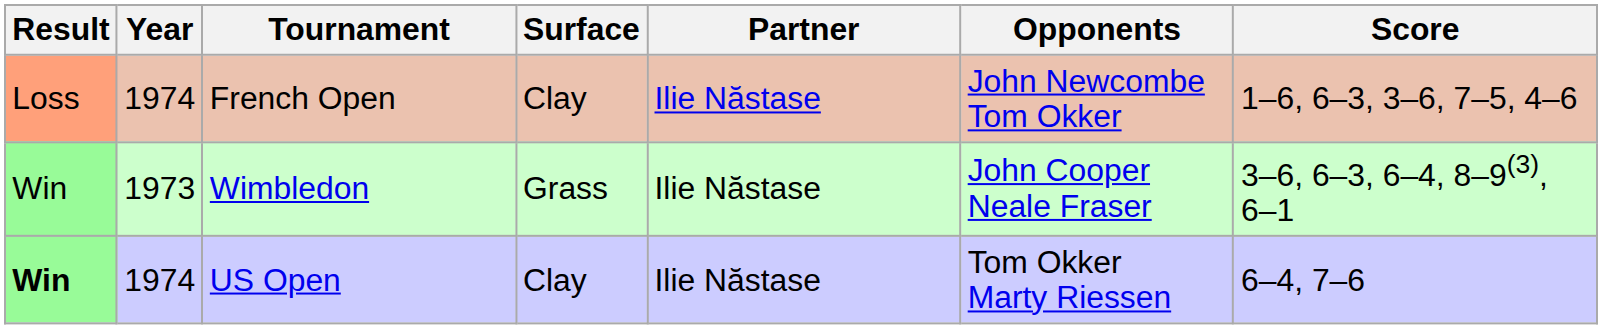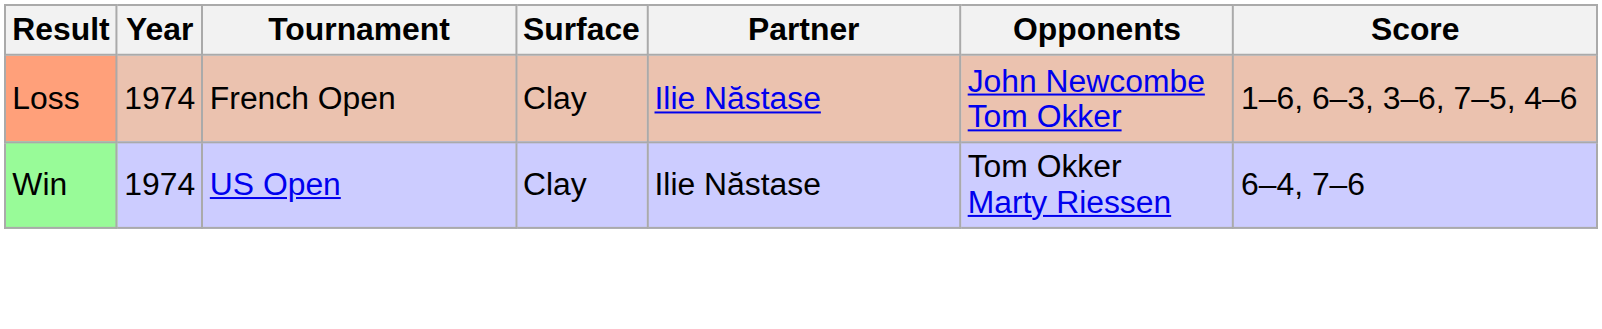- row: (289, 188)
(41, 279) bold -> (40, 184) normal
